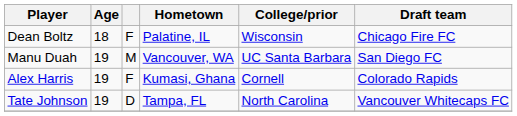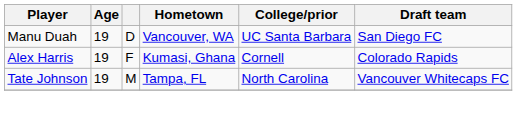- row: (40, 36)
(131, 57) M -> (130, 36) D
(130, 100) D -> (131, 79) M
